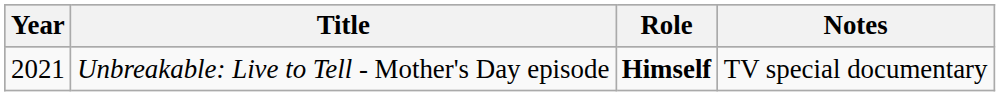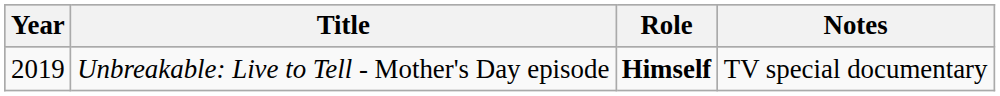(38, 68) 2021 -> (38, 68) 2019
